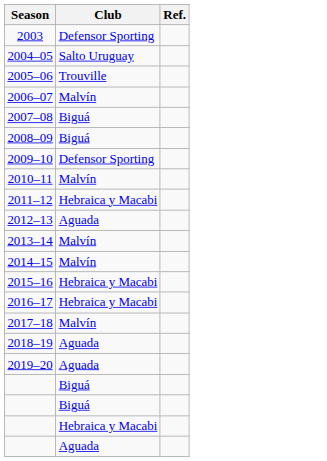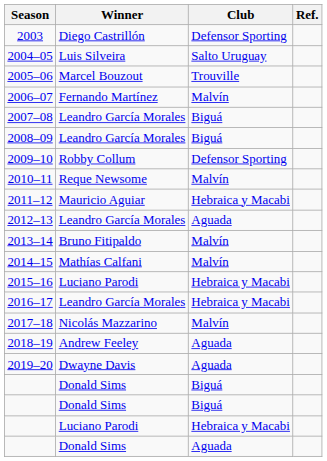+ column: (122, 14)
